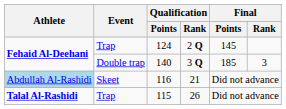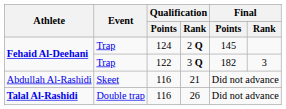(121, 62) Double trap -> (106, 62) Trap
(164, 62) 140 -> (164, 62) 122
(228, 62) 185 -> (228, 62) 182
(49, 79) lightblue background -> (49, 79) no background
(106, 96) Trap -> (121, 96) Double trap
(164, 96) 115 -> (164, 96) 116
